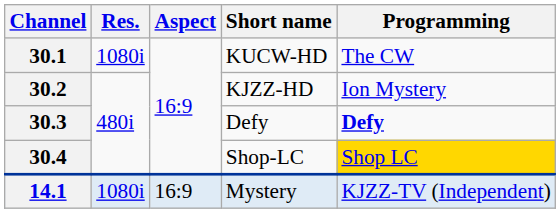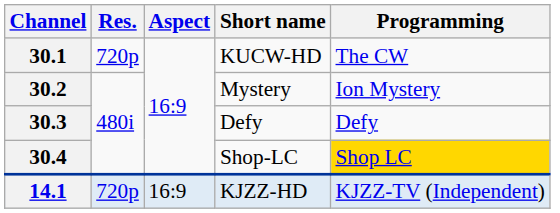(120, 55) 1080i -> (118, 55) 720p
(270, 88) KJZZ-HD -> (255, 88) Mystery
(363, 122) bold -> (357, 122) normal
(120, 191) 1080i -> (118, 191) 720p
(261, 191) Mystery -> (264, 191) KJZZ-HD
